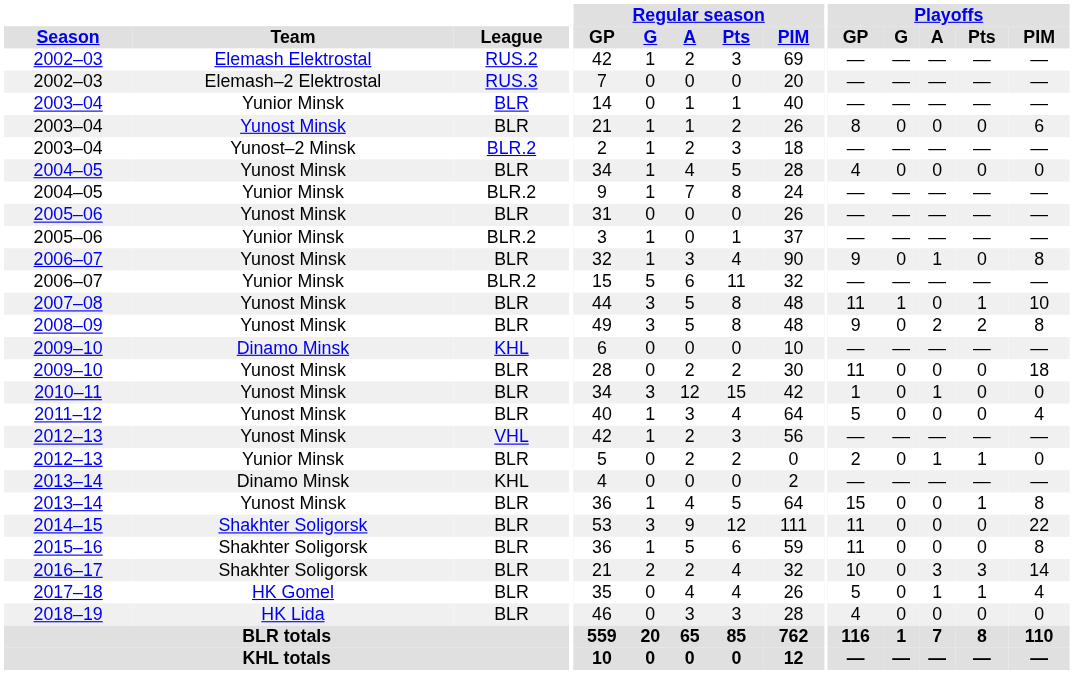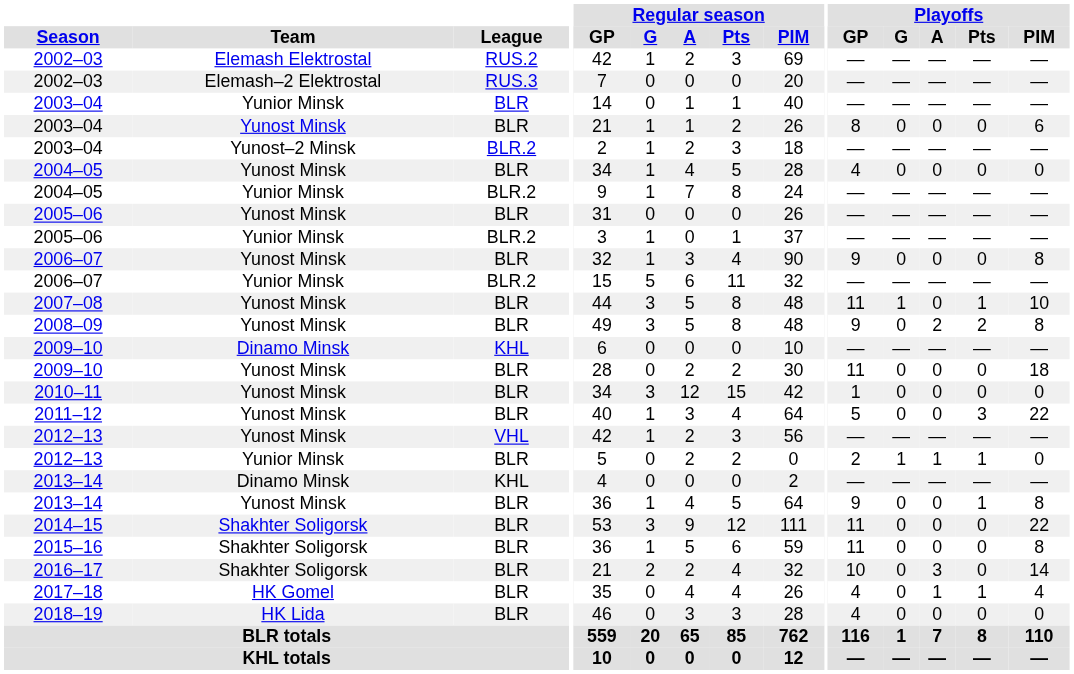(937, 259) 1 -> (937, 259) 0
(937, 392) 1 -> (937, 392) 0
(982, 414) 0 -> (982, 414) 3
(1039, 414) 4 -> (1039, 414) 22
(901, 459) 0 -> (901, 459) 1
(856, 503) 15 -> (856, 503) 9
(982, 570) 3 -> (982, 570) 0
(856, 592) 5 -> (856, 592) 4
